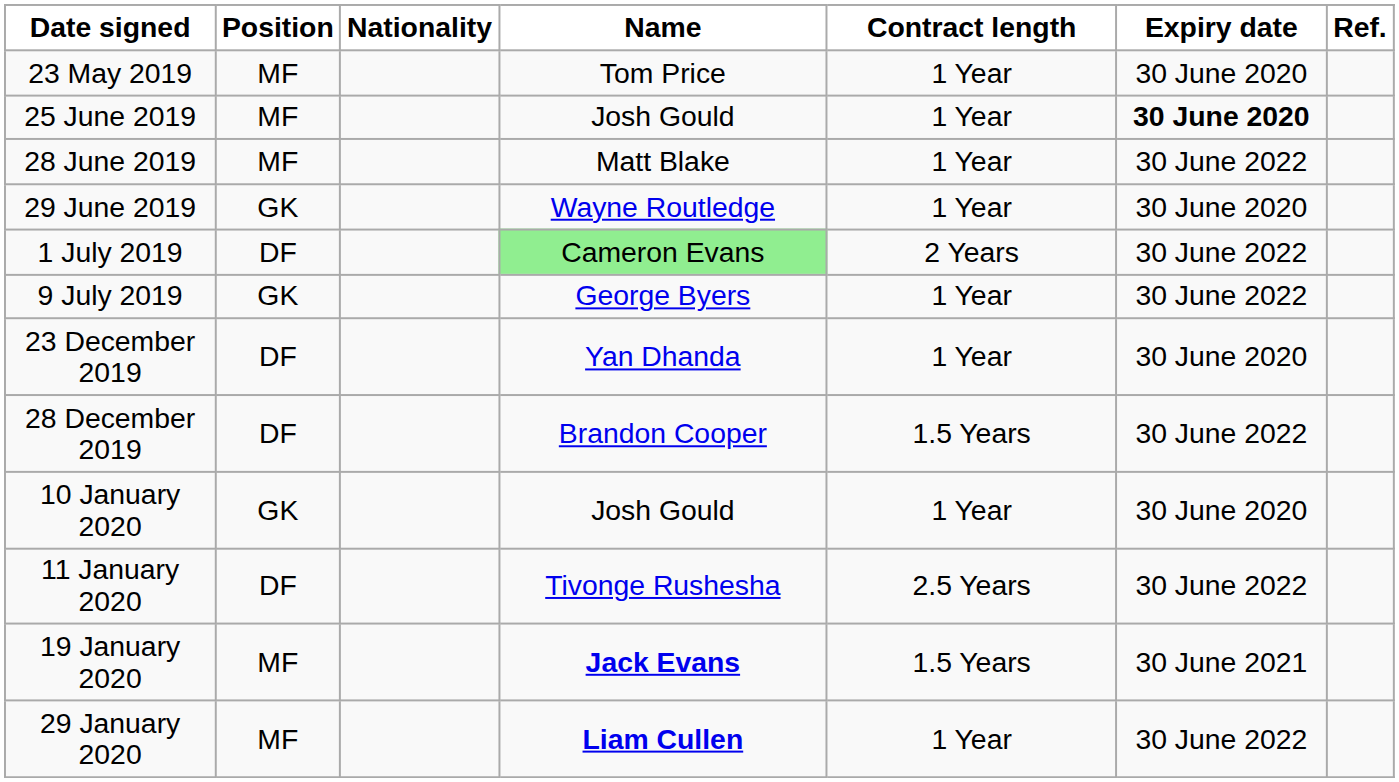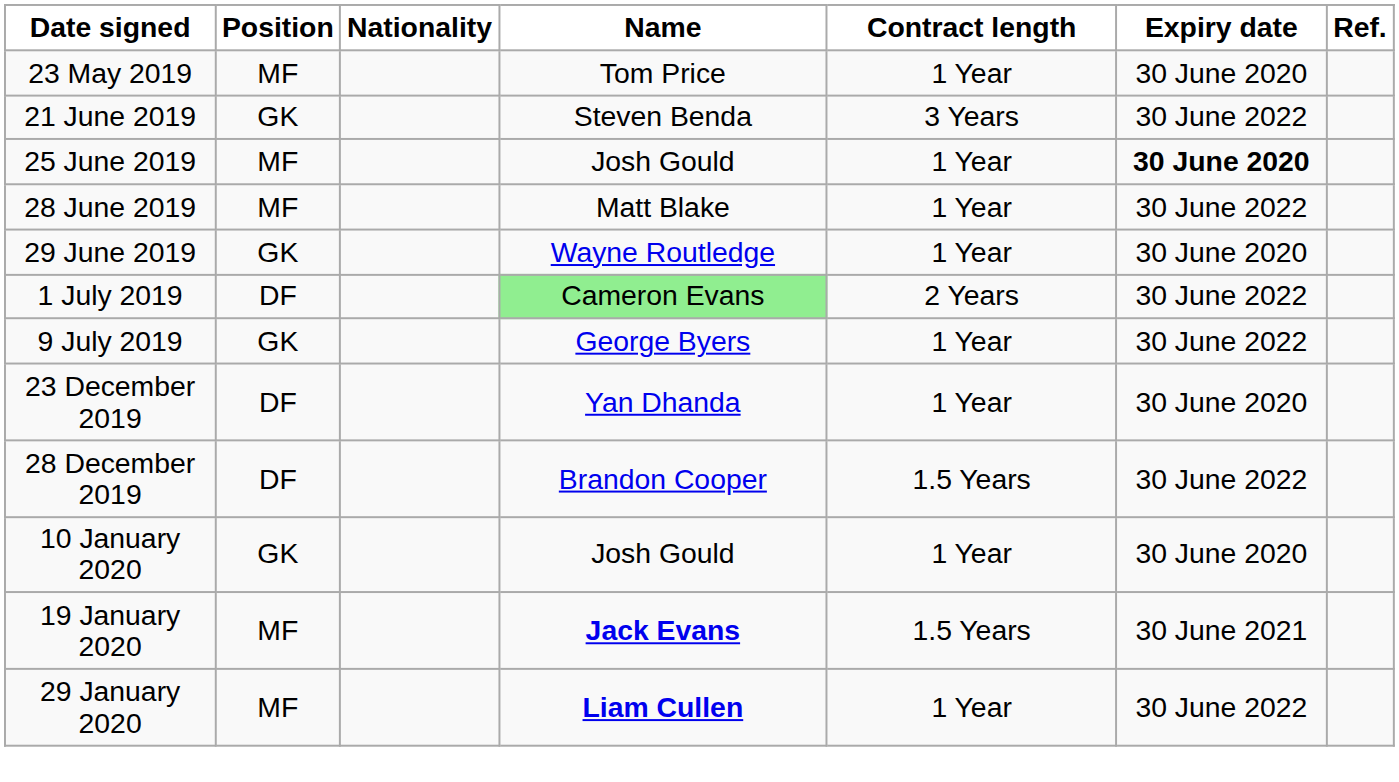+ row: (110, 117)
- row: (110, 586)
